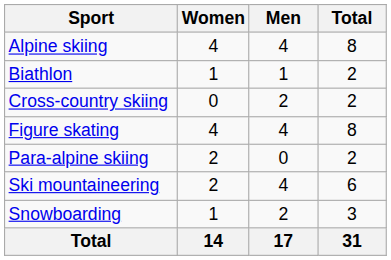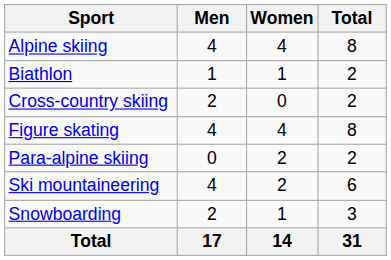columns swapped: (283, 18) <-> (213, 18)
